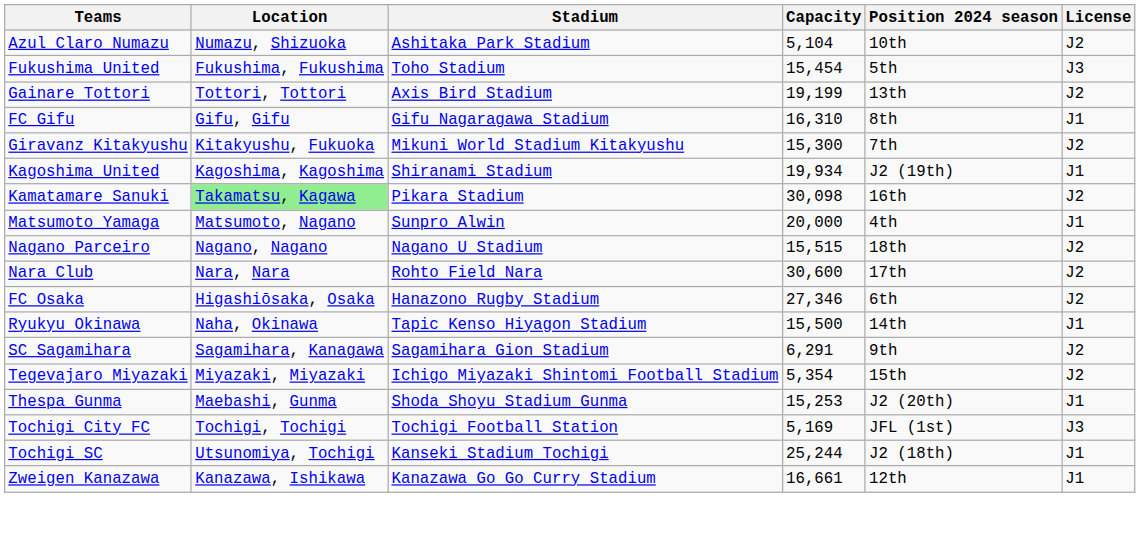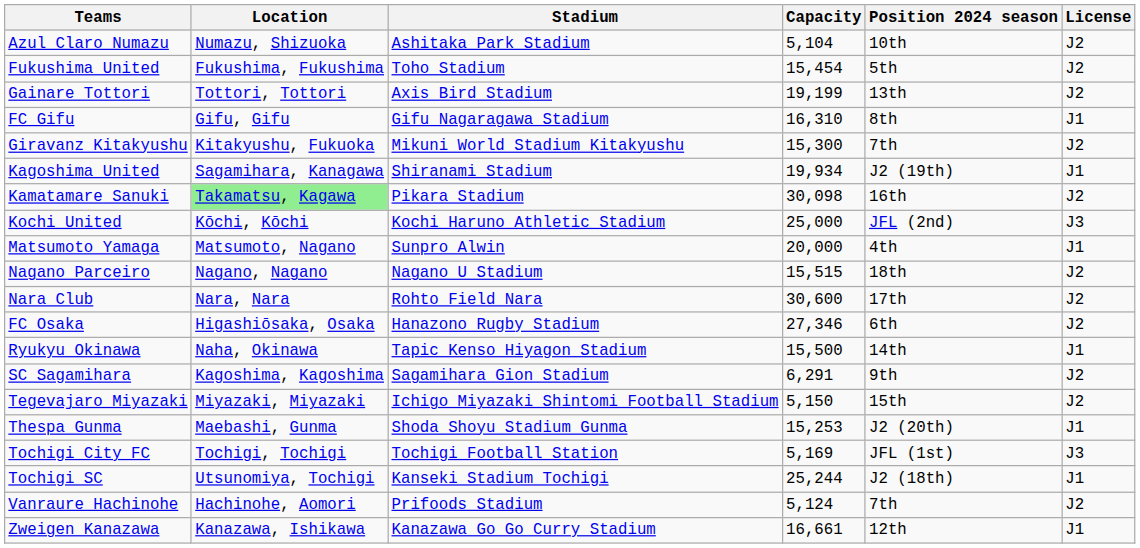(1075, 69) J3 -> (1075, 69) J2
(290, 171) Kagoshima, Kagoshima -> (290, 171) Sagamihara, Kanagawa
+ row: (65, 223)
(290, 351) Sagamihara, Kanagawa -> (290, 376) Kagoshima, Kagoshima
(810, 376) 5,354 -> (810, 402) 5,150
+ row: (93, 505)
